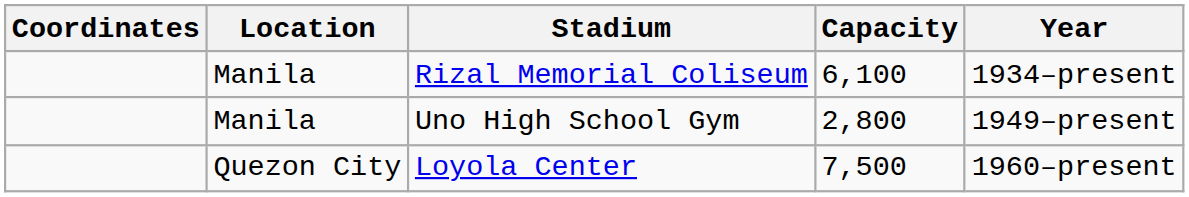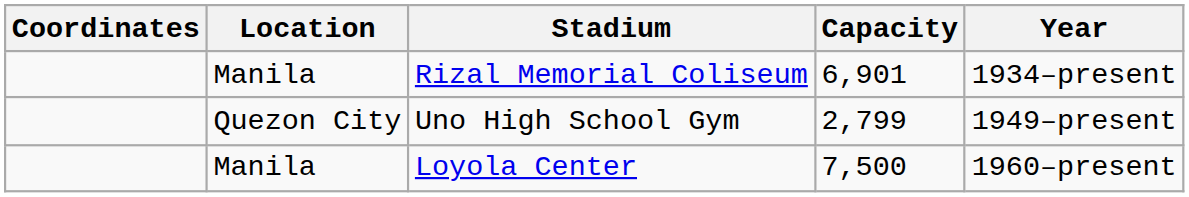(864, 75) 6,100 -> (864, 75) 6,901
(265, 121) Manila -> (307, 121) Quezon City
(864, 121) 2,800 -> (864, 121) 2,799
(307, 167) Quezon City -> (265, 167) Manila
